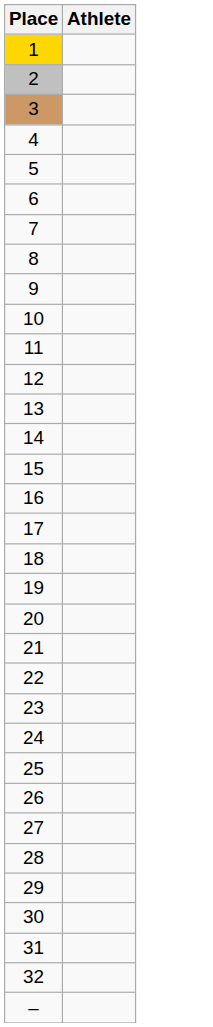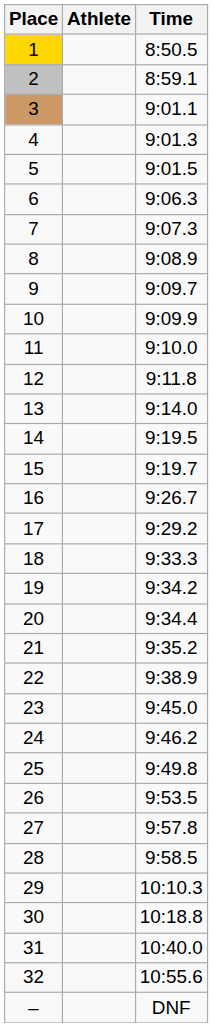+ column: (171, 19)
